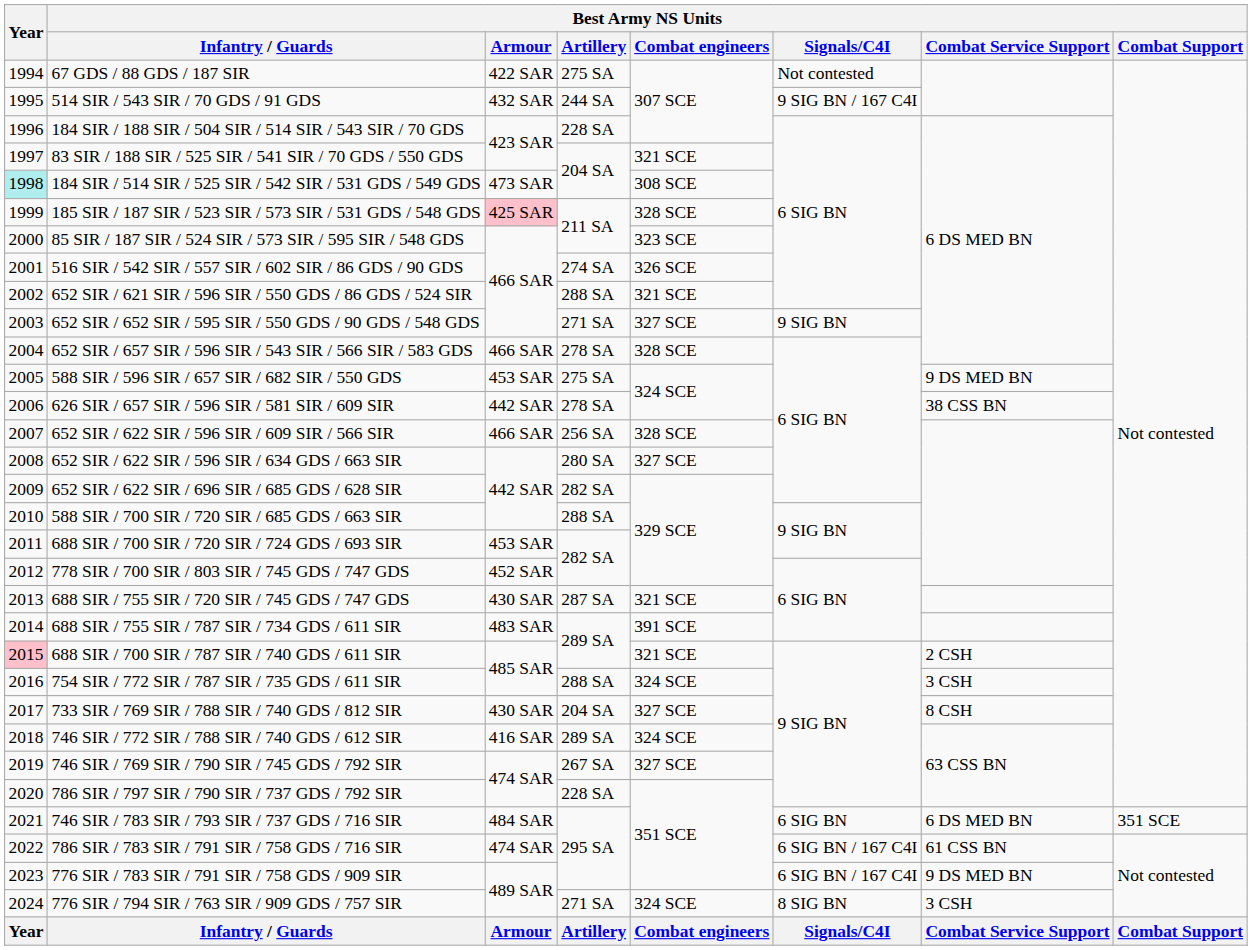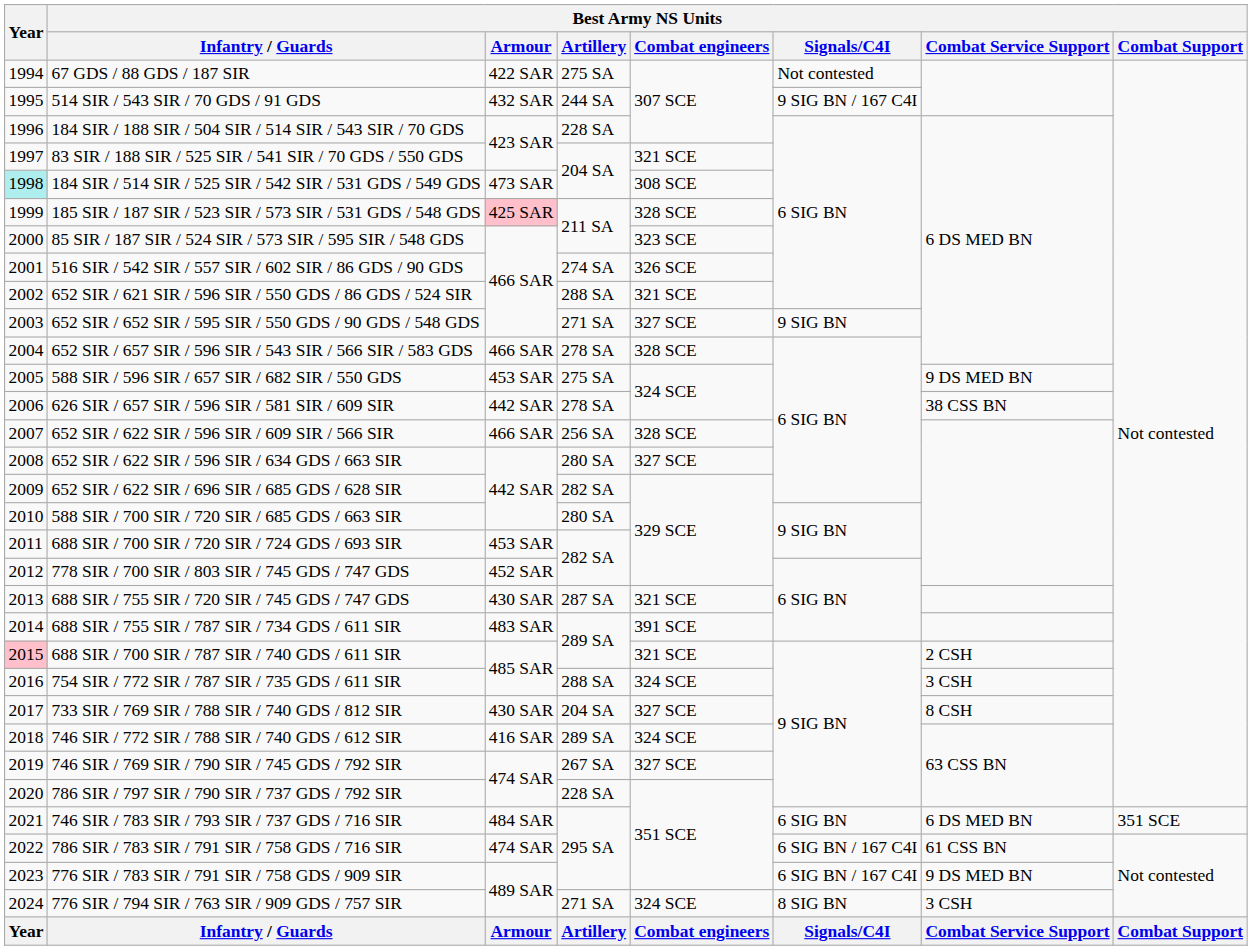(588, 516) 288 SA -> (588, 516) 280 SA
